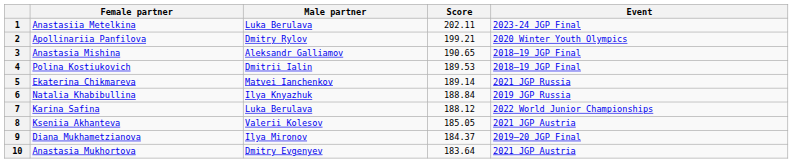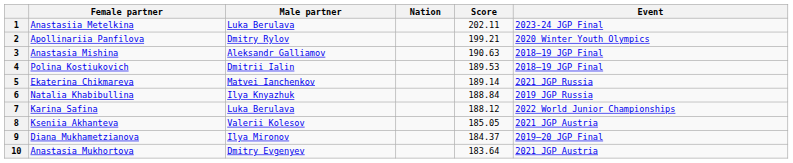+ column: (425, 11)
(459, 53) 190.65 -> (484, 53) 190.63
